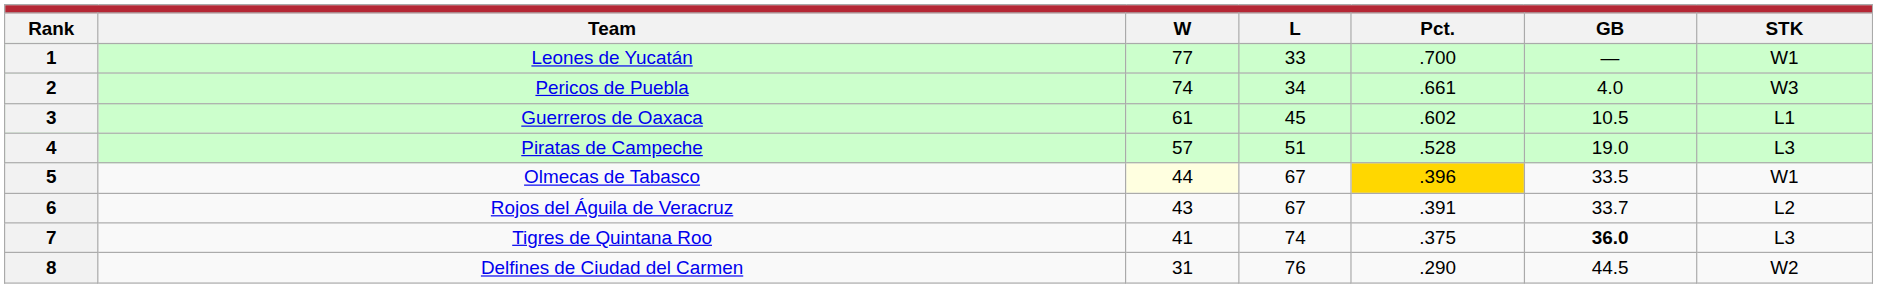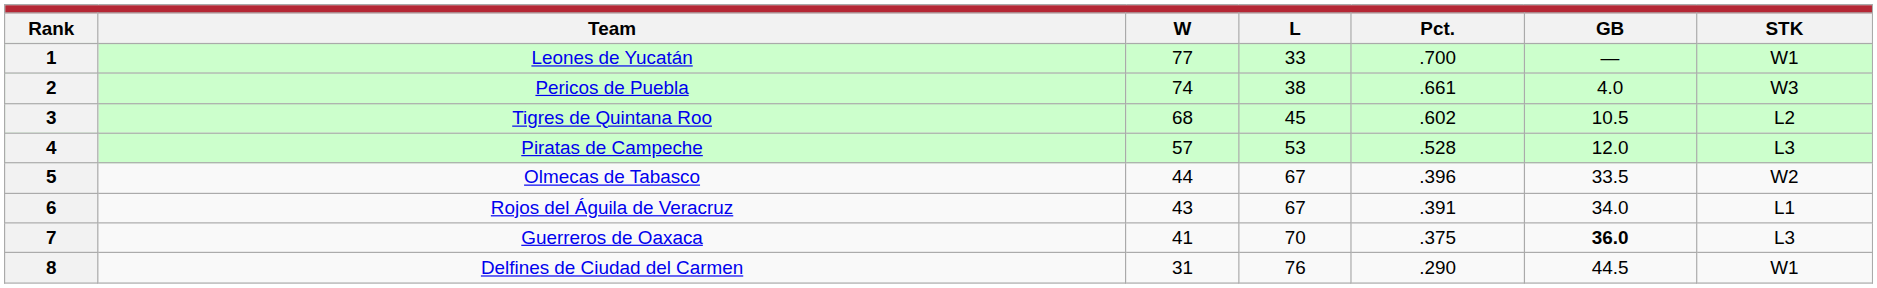(1295, 88) 34 -> (1295, 88) 38
(612, 118) Guerreros de Oaxaca -> (612, 118) Tigres de Quintana Roo
(1182, 118) 61 -> (1182, 118) 68
(1784, 118) L1 -> (1784, 118) L2
(1295, 147) 51 -> (1295, 147) 53
(1610, 147) 19.0 -> (1610, 147) 12.0
(1182, 177) lightyellow background -> (1182, 177) no background
(1438, 177) gold background -> (1438, 177) no background
(1784, 177) W1 -> (1784, 177) W2
(1610, 207) 33.7 -> (1610, 207) 34.0
(1784, 207) L2 -> (1784, 207) L1
(612, 237) Tigres de Quintana Roo -> (612, 237) Guerreros de Oaxaca
(1295, 237) 74 -> (1295, 237) 70
(1784, 267) W2 -> (1784, 267) W1
